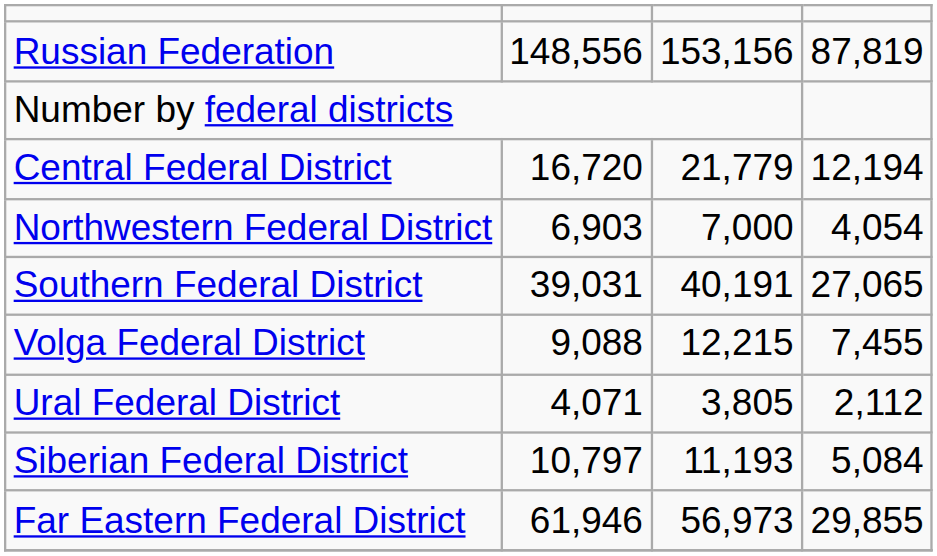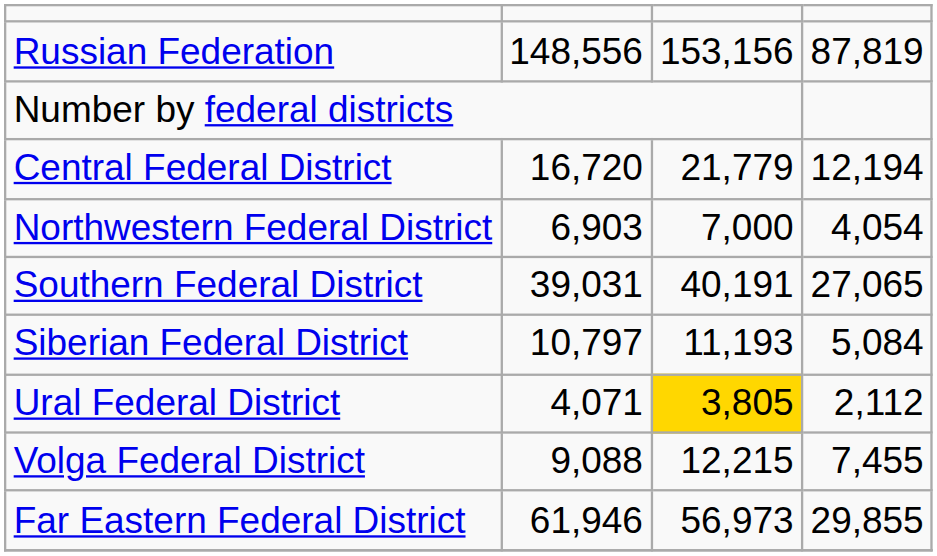rows swapped: (189, 343) <-> (211, 461)
(747, 402) no background -> (747, 402) gold background
